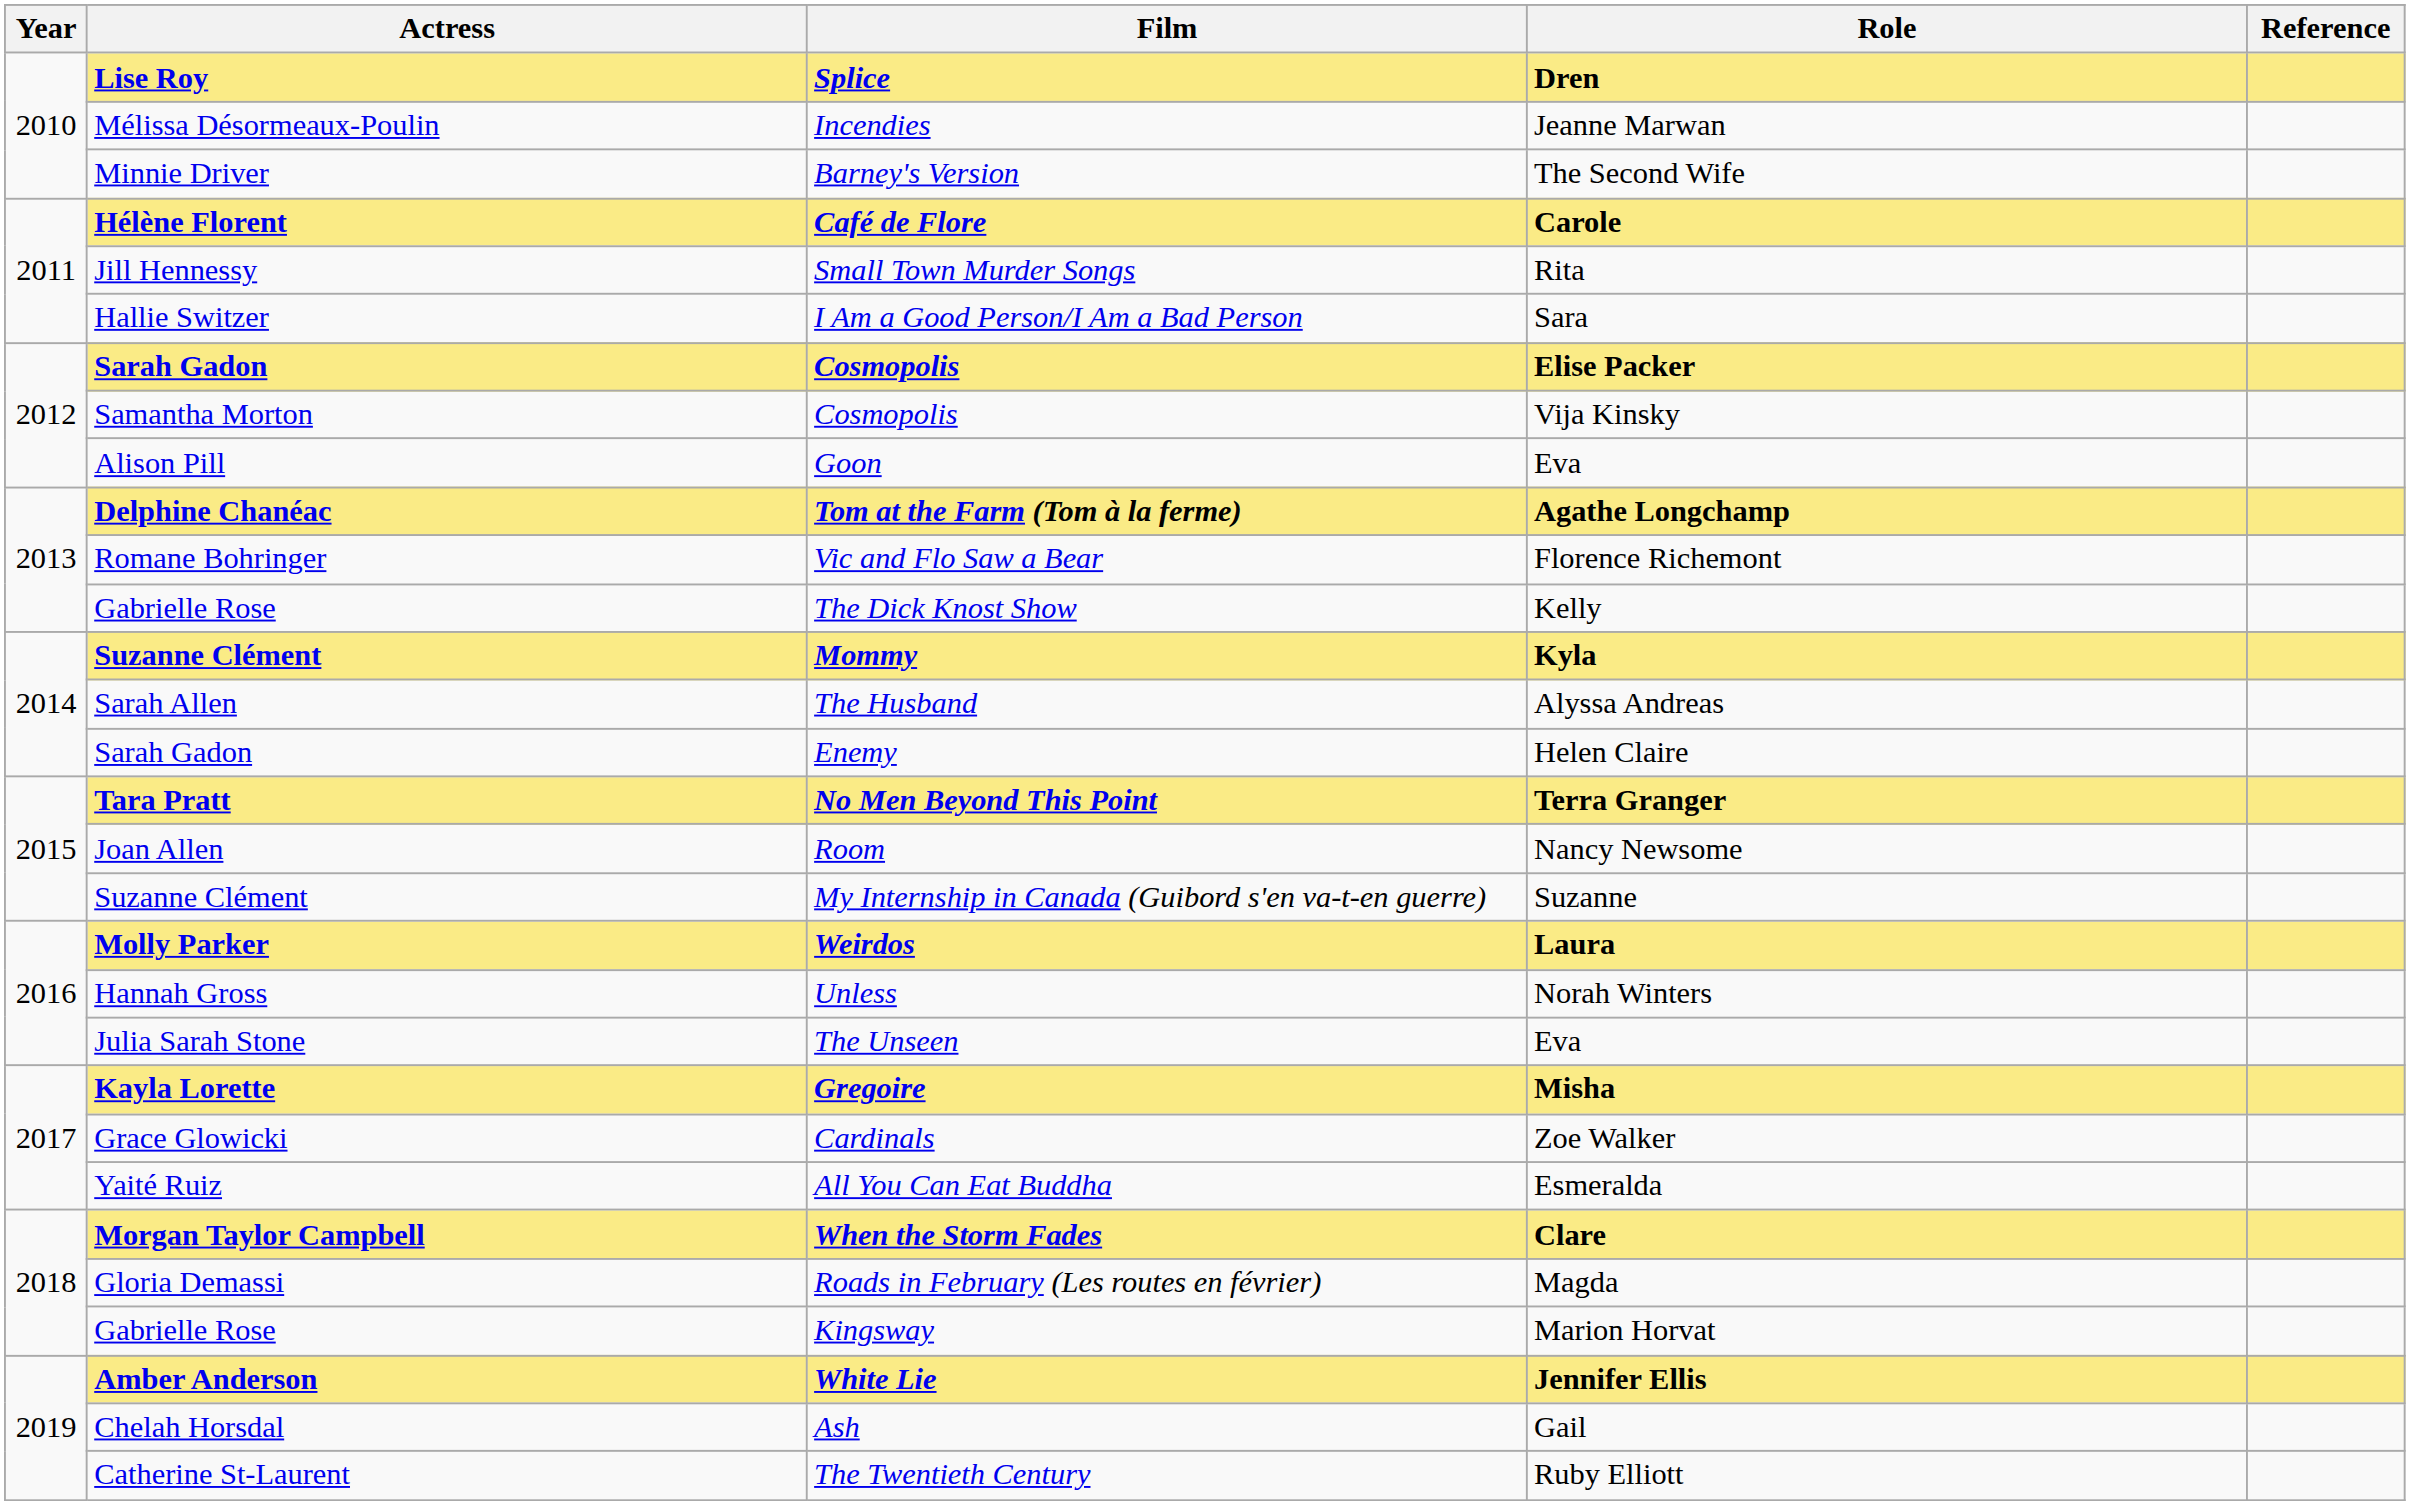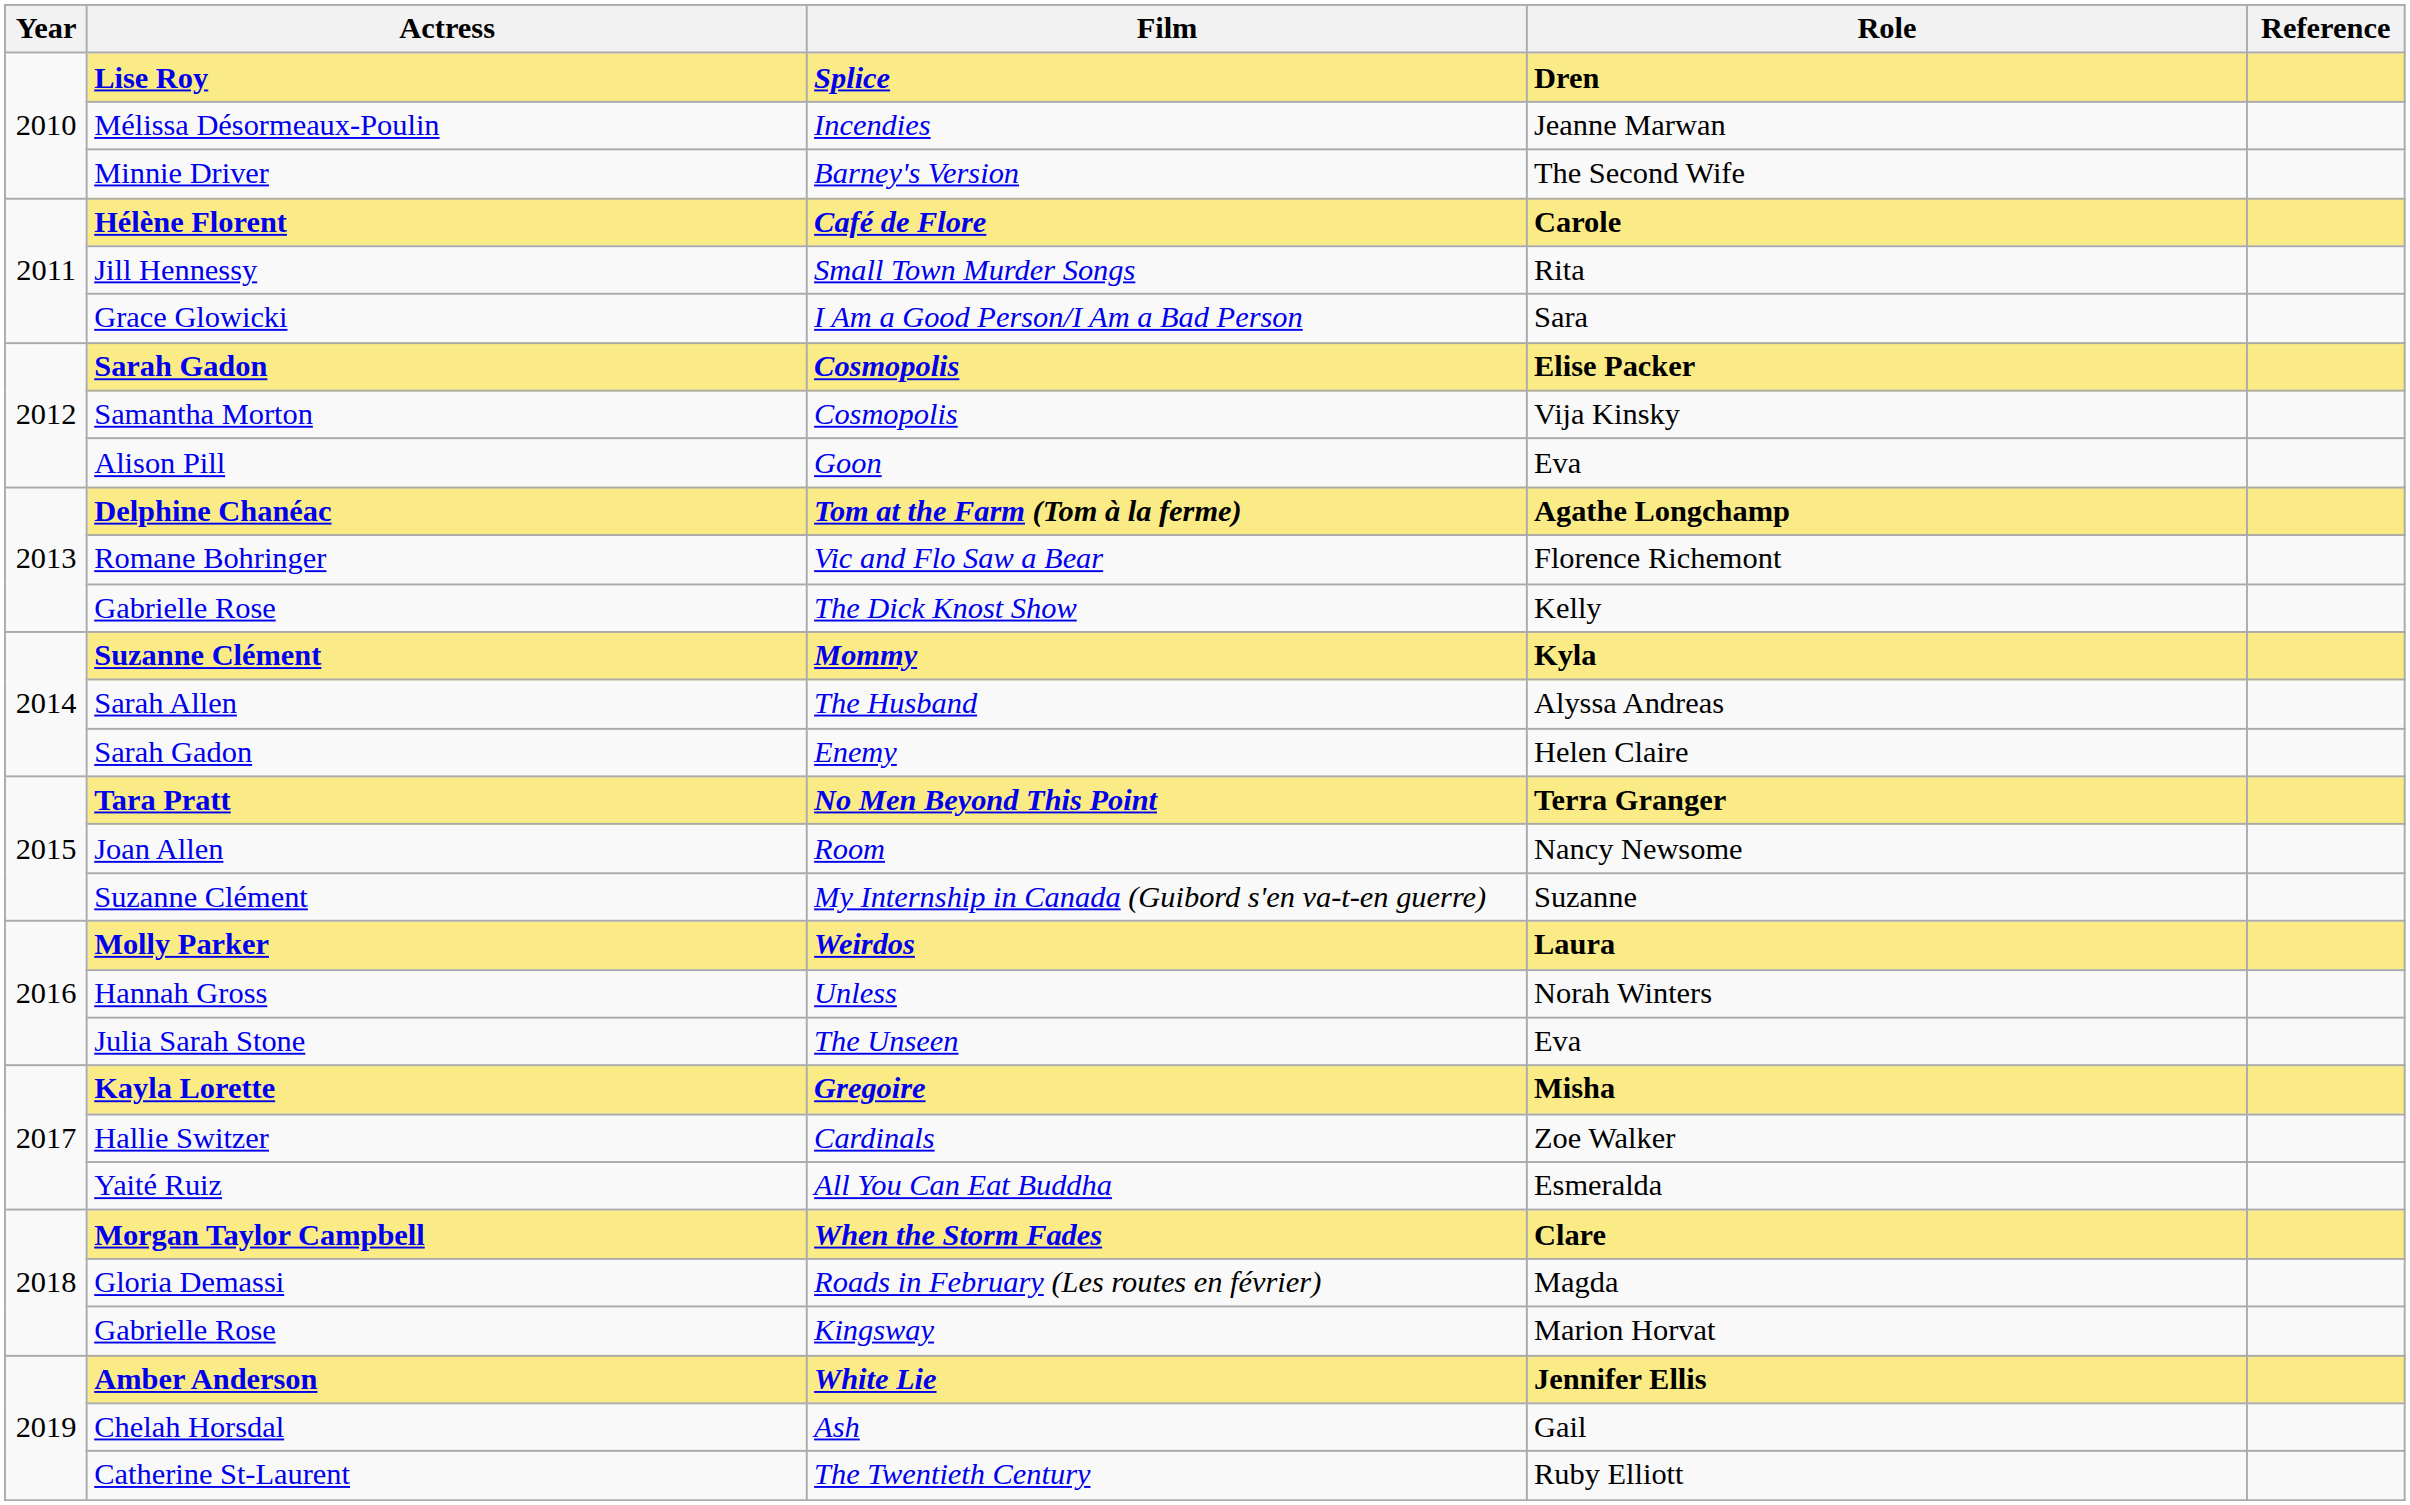(182, 317) Hallie Switzer -> (191, 317) Grace Glowicki
(191, 1137) Grace Glowicki -> (182, 1137) Hallie Switzer
